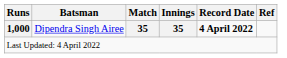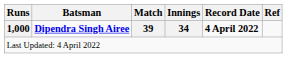(79, 28) normal -> (82, 28) bold
(143, 28) 35 -> (148, 28) 39
(178, 28) 35 -> (184, 28) 34
